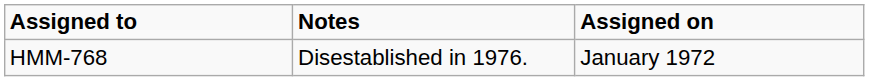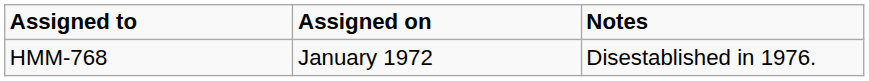columns swapped: (647, 22) <-> (329, 22)
